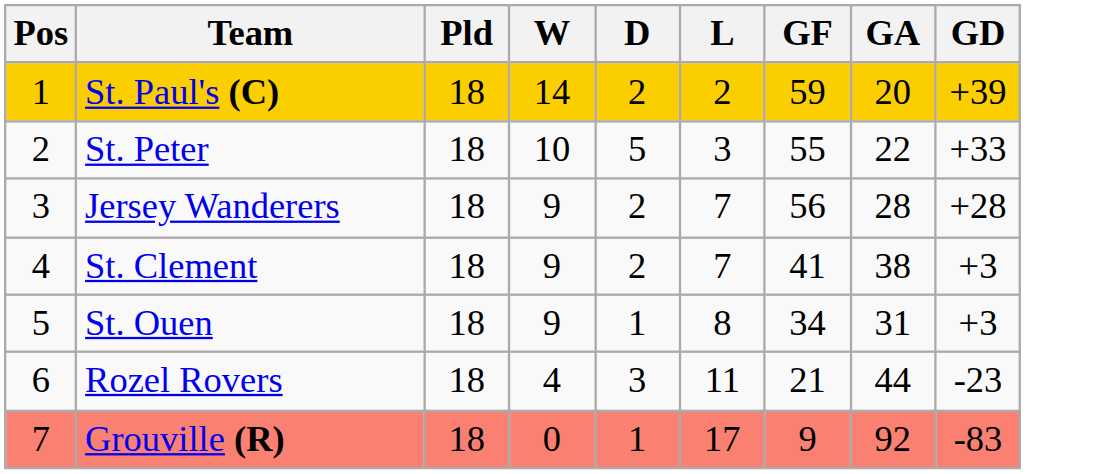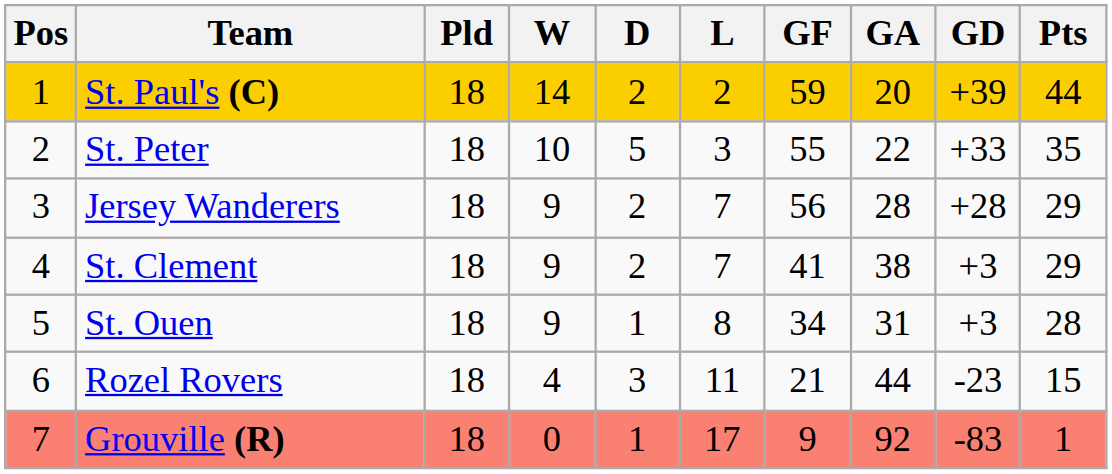+ column: (1063, 33)
